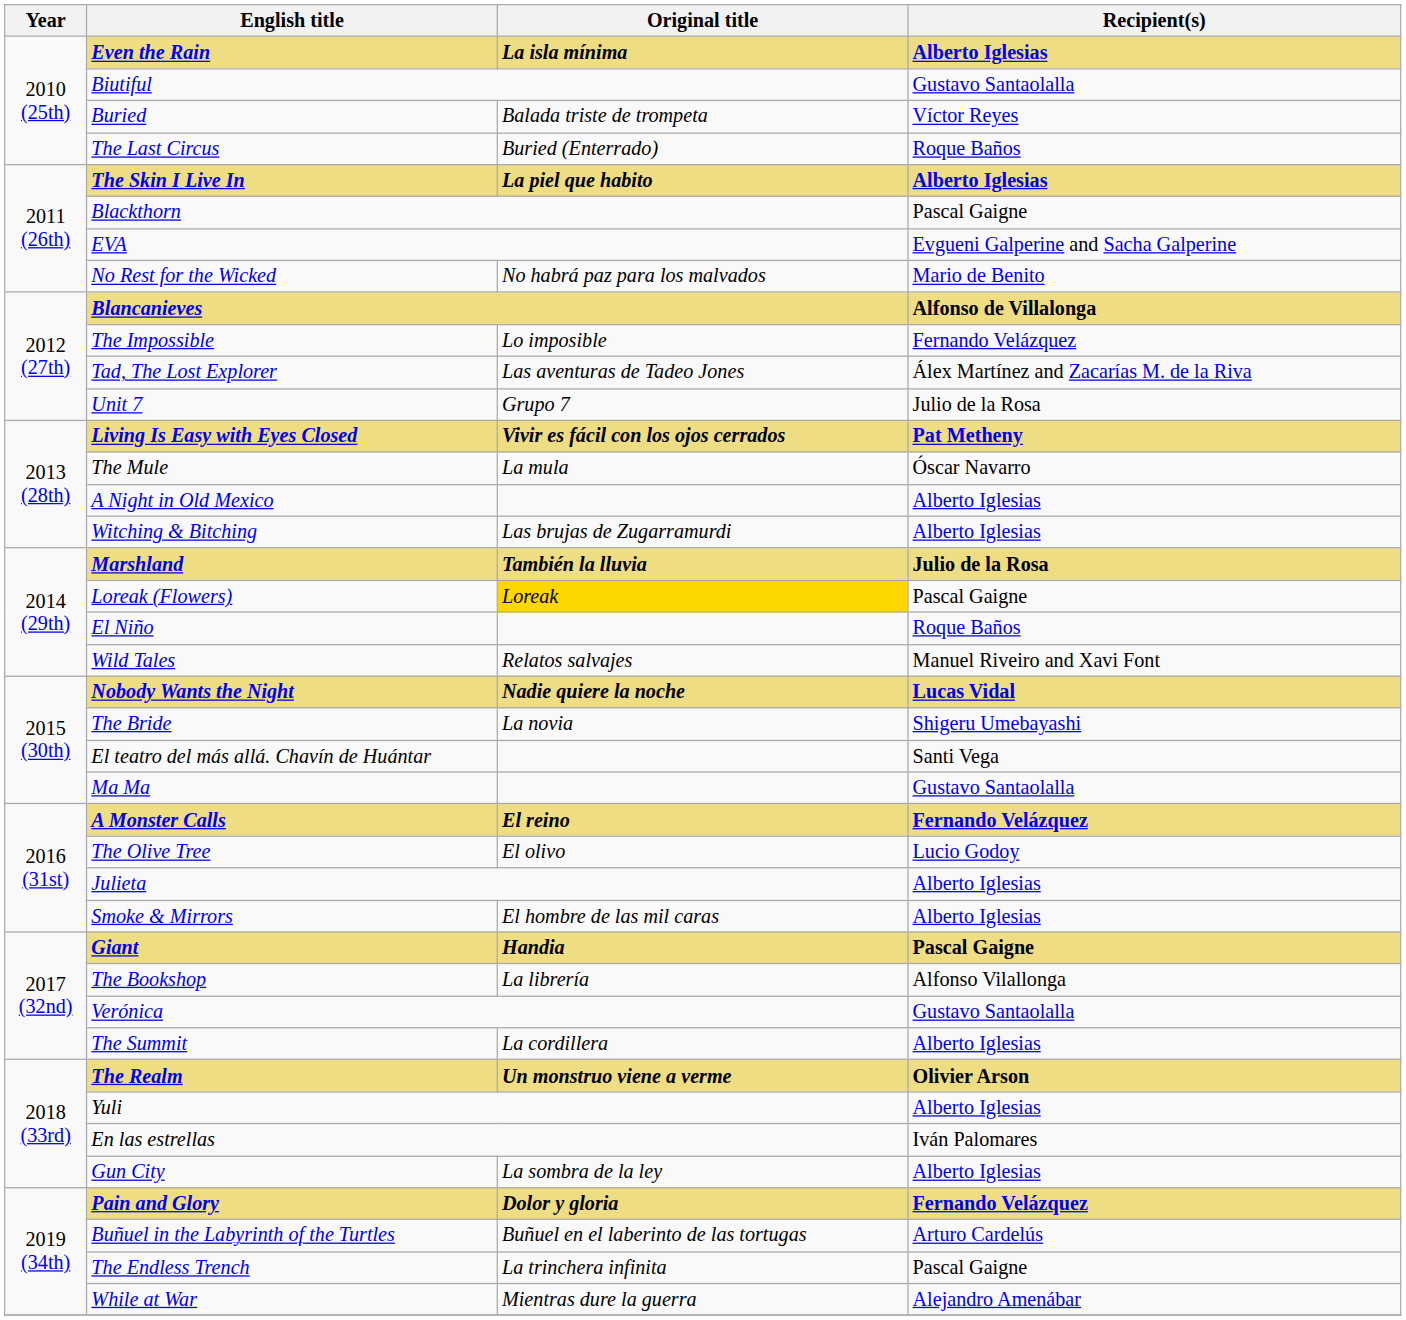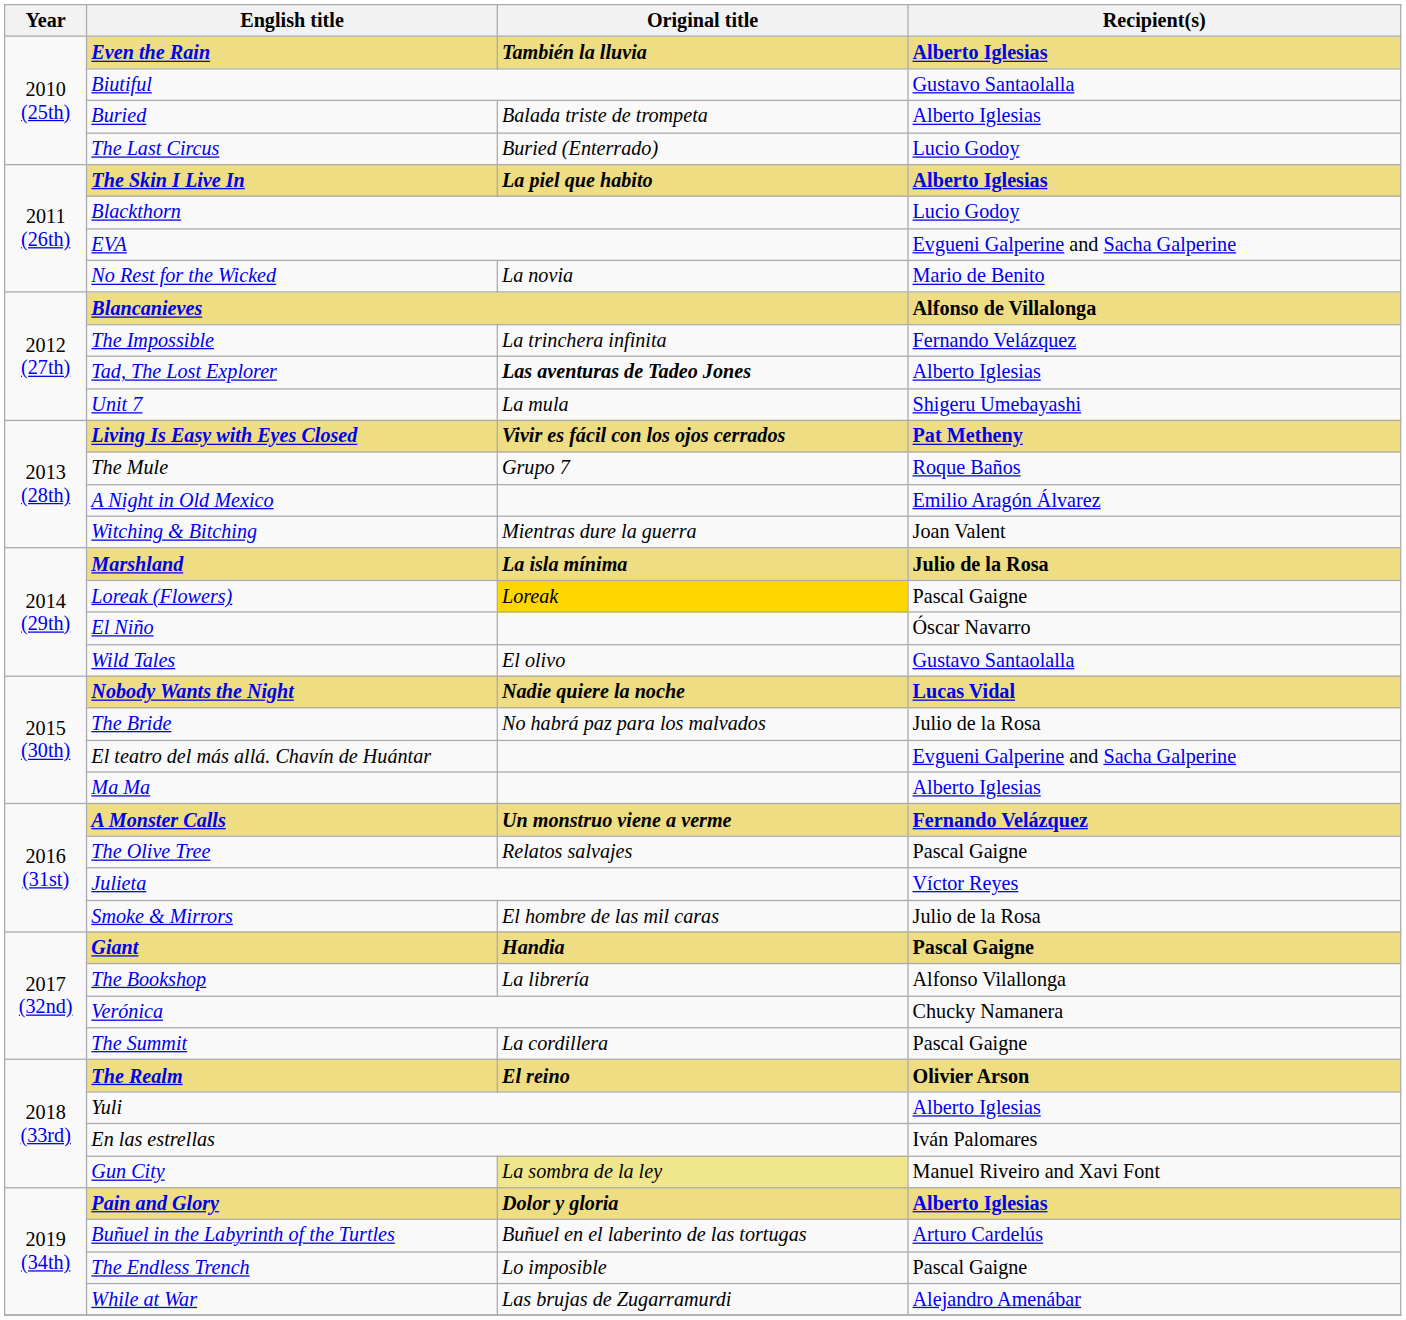(565, 52) La isla mínima -> (574, 52) También la lluvia
(965, 116) Víctor Reyes -> (977, 116) Alberto Iglesias
(967, 148) Roque Baños -> (966, 148) Lucio Godoy
(970, 212) Pascal Gaigne -> (966, 212) Lucio Godoy
(634, 276) No habrá paz para los malvados -> (538, 276) La novia
(554, 340) Lo imposible -> (584, 340) La trinchera infinita
(623, 372) normal -> (626, 372) bold
(1082, 372) Álex Martínez and Zacarías M. de la Riva -> (977, 372) Alberto Iglesias
(536, 404) Grupo 7 -> (535, 404) La mula
(977, 404) Julio de la Rosa -> (997, 404) Shigeru Umebayashi
(535, 468) La mula -> (536, 468) Grupo 7
(972, 468) Óscar Navarro -> (967, 468) Roque Baños
(977, 500) Alberto Iglesias -> (1007, 500) Emilio Aragón Álvarez
(617, 532) Las brujas de Zugarramurdi -> (599, 532) Mientras dure la guerra
(977, 532) Alberto Iglesias -> (959, 532) Joan Valent
(574, 564) También la lluvia -> (565, 564) La isla mínima
(967, 627) Roque Baños -> (972, 627) Óscar Navarro
(567, 659) Relatos salvajes -> (534, 659) El olivo
(1036, 659) Manuel Riveiro and Xavi Font -> (993, 659) Gustavo Santaolalla
(538, 723) La novia -> (634, 723) No habrá paz para los malvados
(997, 723) Shigeru Umebayashi -> (977, 723) Julio de la Rosa
(956, 755) Santi Vega -> (1074, 755) Evgueni Galperine and Sacha Galperine
(993, 787) Gustavo Santaolalla -> (977, 787) Alberto Iglesias
(536, 819) El reino -> (617, 819) Un monstruo viene a verme
(534, 851) El olivo -> (567, 851) Relatos salvajes
(966, 851) Lucio Godoy -> (970, 851) Pascal Gaigne
(977, 883) Alberto Iglesias -> (965, 883) Víctor Reyes
(977, 915) Alberto Iglesias -> (977, 915) Julio de la Rosa
(993, 1011) Gustavo Santaolalla -> (988, 1011) Chucky Namanera
(977, 1043) Alberto Iglesias -> (970, 1043) Pascal Gaigne
(617, 1075) Un monstruo viene a verme -> (536, 1075) El reino
(582, 1171) no background -> (582, 1171) khaki background
(977, 1171) Alberto Iglesias -> (1036, 1171) Manuel Riveiro and Xavi Font
(1000, 1203) Fernando Velázquez -> (980, 1203) Alberto Iglesias
(584, 1267) La trinchera infinita -> (554, 1267) Lo imposible
(599, 1299) Mientras dure la guerra -> (617, 1299) Las brujas de Zugarramurdi
